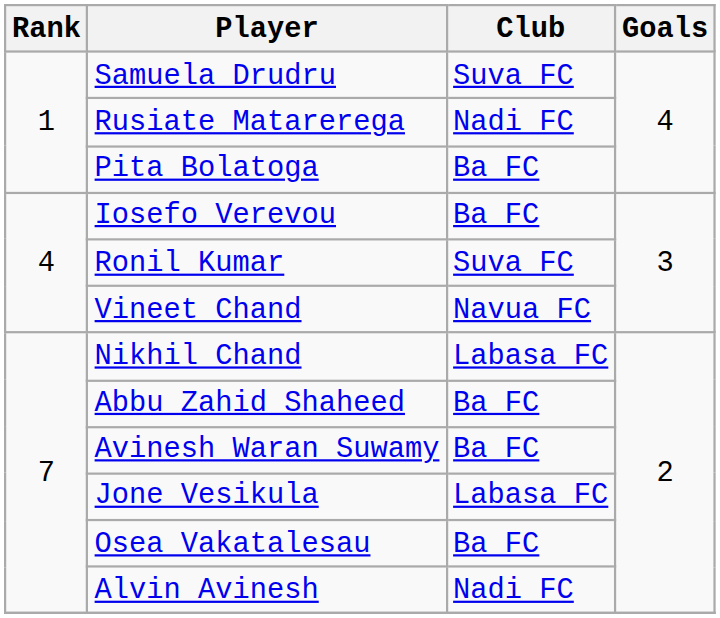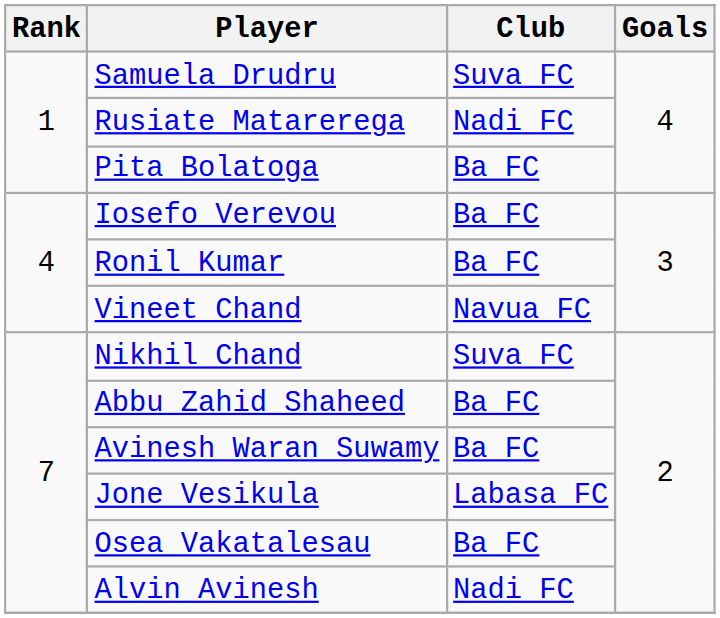(513, 263) Suva FC -> (496, 263) Ba FC
(531, 356) Labasa FC -> (513, 356) Suva FC
